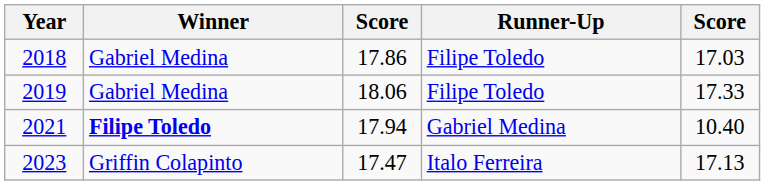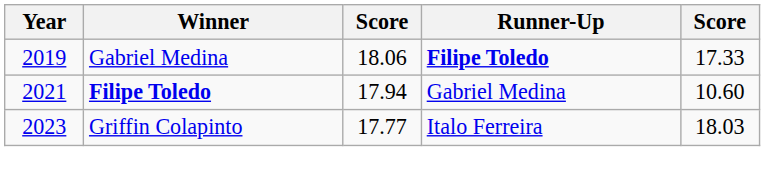- row: (44, 57)
(486, 92) normal -> (488, 57) bold
(720, 127) 10.40 -> (720, 92) 10.60
(382, 162) 17.47 -> (382, 127) 17.77
(720, 162) 17.13 -> (720, 127) 18.03
